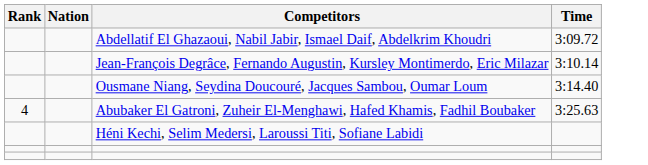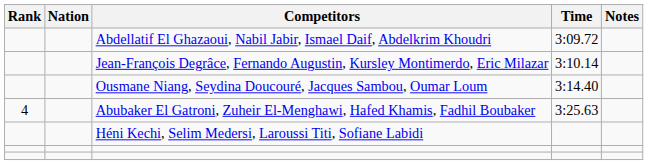+ column: (622, 16)
